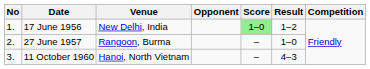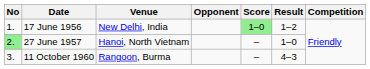(11, 41) no background -> (11, 41) lightgreen background
(134, 41) Rangoon, Burma -> (144, 41) Hanoi, North Vietnam
(144, 56) Hanoi, North Vietnam -> (134, 56) Rangoon, Burma
